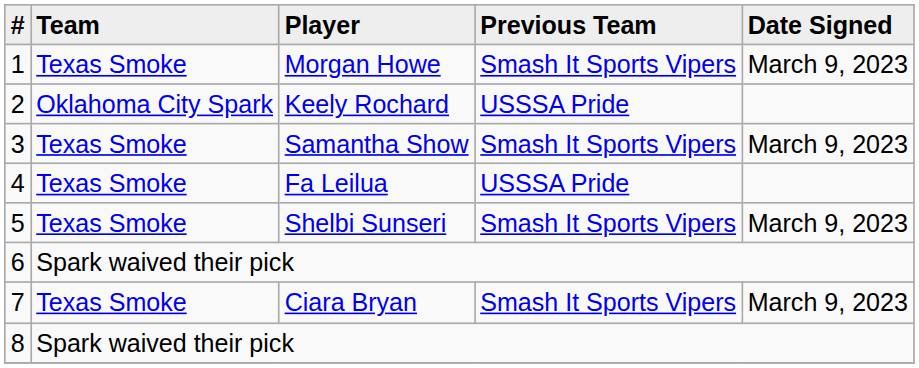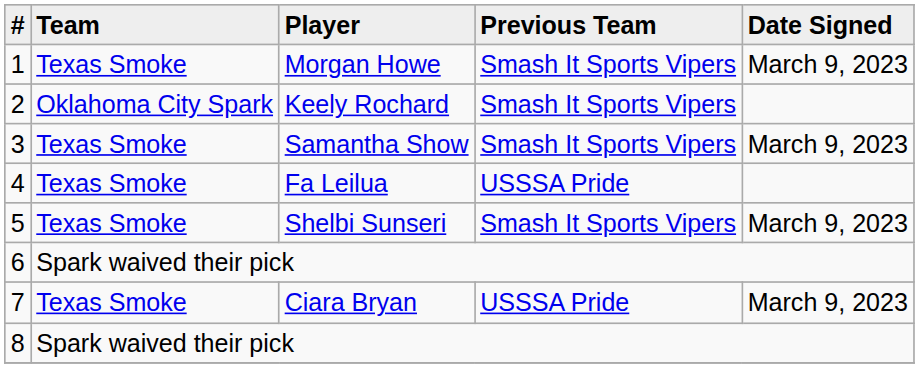(555, 104) USSSA Pride -> (608, 104) Smash It Sports Vipers
(608, 303) Smash It Sports Vipers -> (555, 303) USSSA Pride
